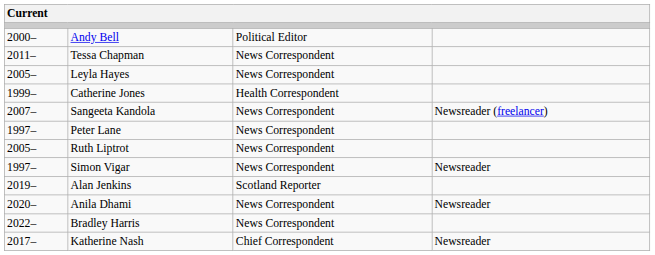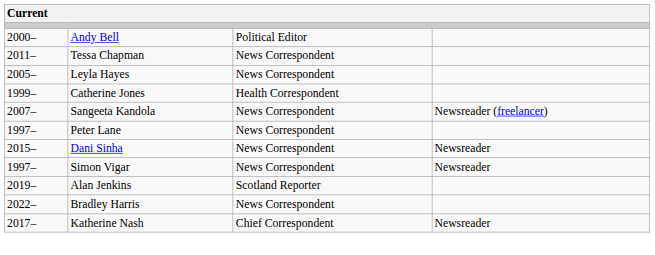- row: (100, 148)
+ row: (97, 148)
- row: (101, 204)
